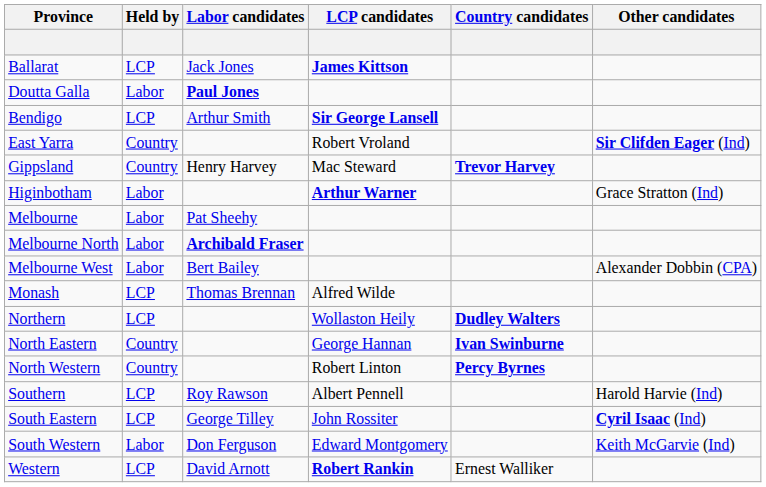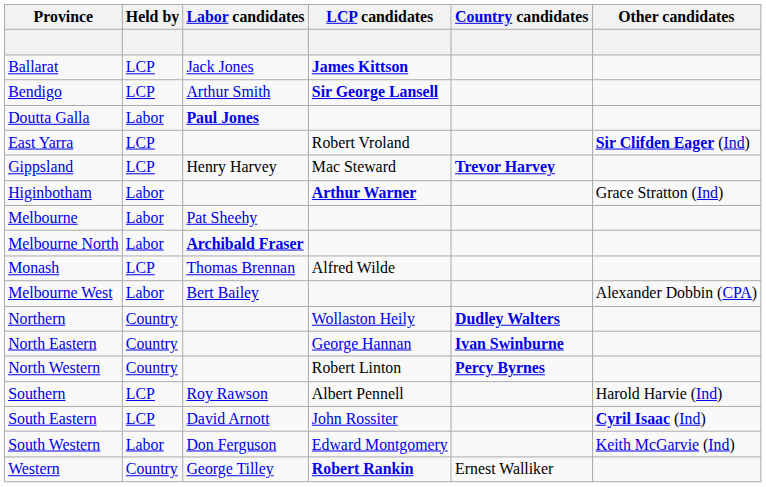rows swapped: (35, 117) <-> (49, 92)
(152, 142) Country -> (140, 142) LCP
(152, 167) Country -> (140, 167) LCP
rows swapped: (60, 268) <-> (34, 293)
(140, 318) LCP -> (152, 318) Country
(230, 419) George Tilley -> (228, 419) David Arnott
(140, 469) LCP -> (152, 469) Country
(228, 469) David Arnott -> (230, 469) George Tilley
